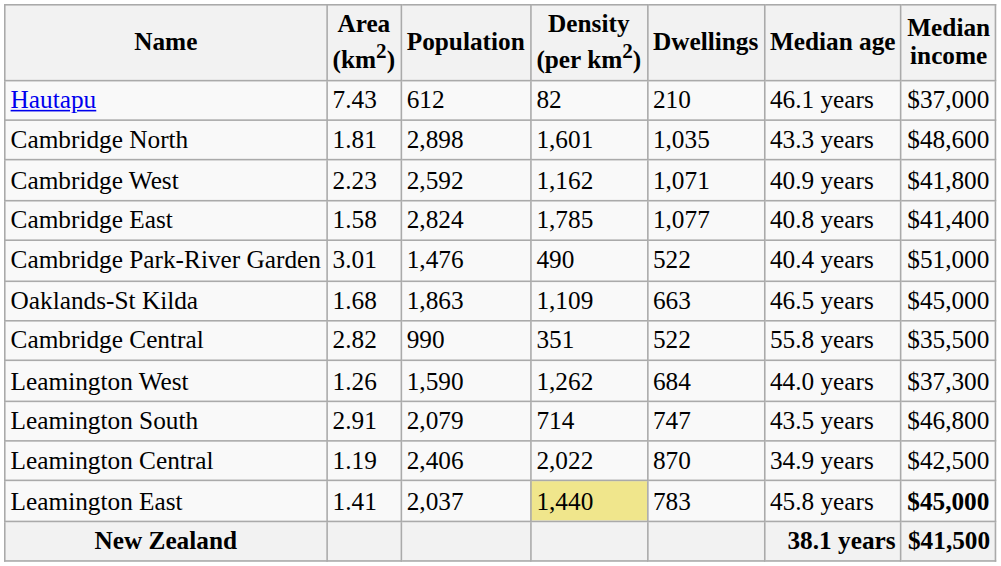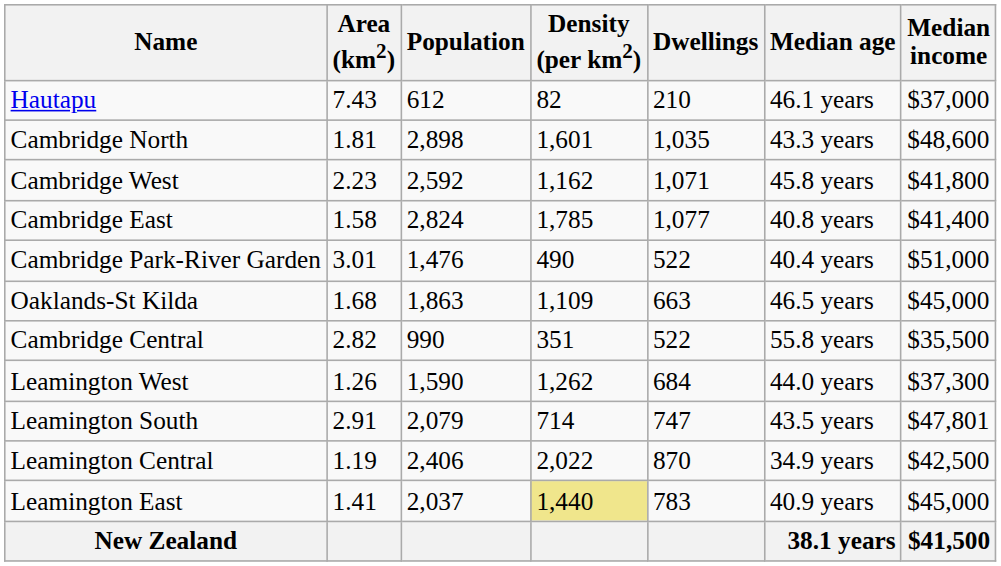(822, 180) 40.9 years -> (822, 180) 45.8 years
(948, 420) $46,800 -> (948, 420) $47,801
(822, 500) 45.8 years -> (822, 500) 40.9 years
(948, 500) bold -> (948, 500) normal
